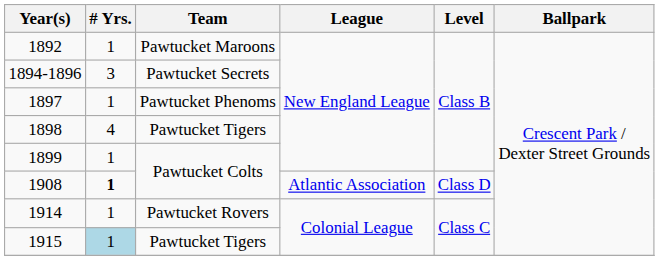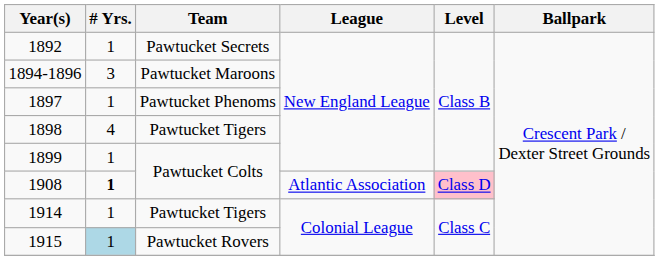(208, 46) Pawtucket Maroons -> (208, 46) Pawtucket Secrets
(208, 74) Pawtucket Secrets -> (208, 74) Pawtucket Maroons
(464, 185) no background -> (464, 185) pink background
(208, 213) Pawtucket Rovers -> (208, 213) Pawtucket Tigers
(208, 241) Pawtucket Tigers -> (208, 241) Pawtucket Rovers
